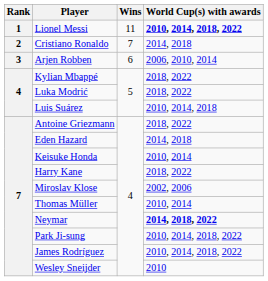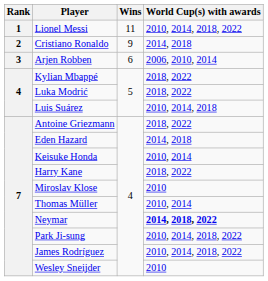(194, 28) bold -> (194, 28) normal
(130, 44) 7 -> (130, 44) 9
(169, 188) 2002, 2006 -> (156, 188) 2010
